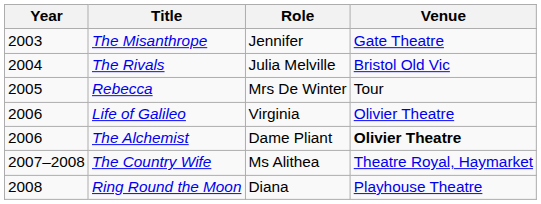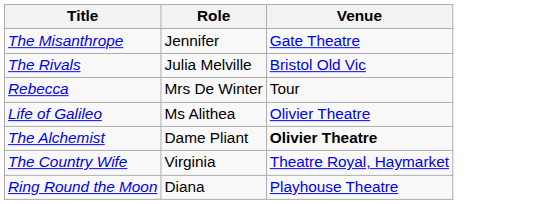- column: (46, 16)
(274, 114) Virginia -> (200, 114) Ms Alithea
(284, 162) Ms Alithea -> (190, 162) Virginia
